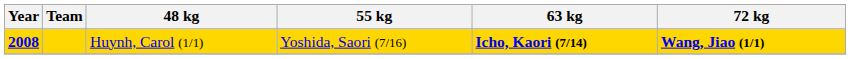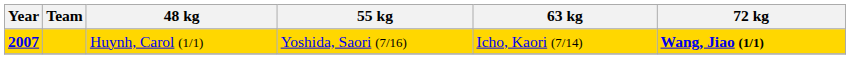(24, 41) 2008 -> (24, 41) 2007
(531, 41) bold -> (530, 41) normal
